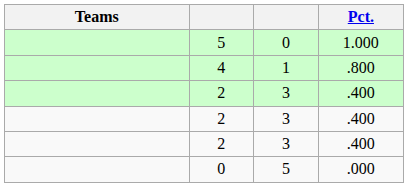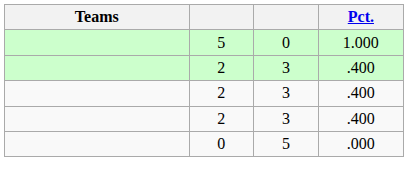- row: (221, 67)
